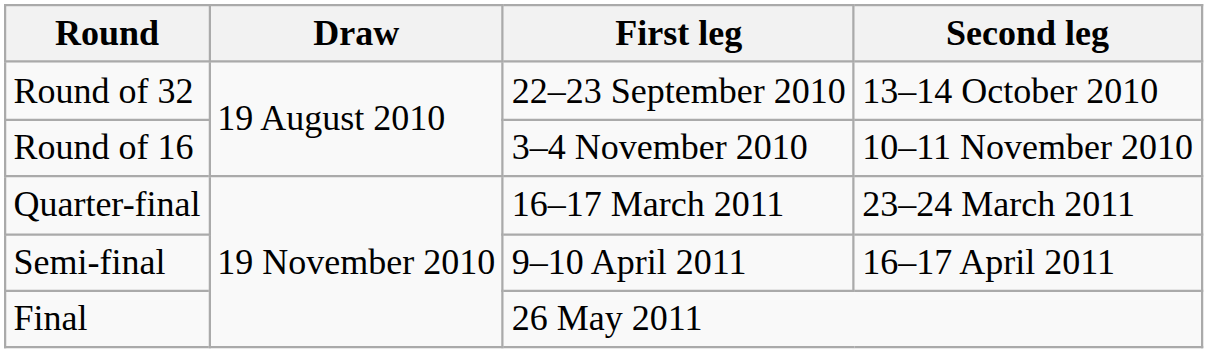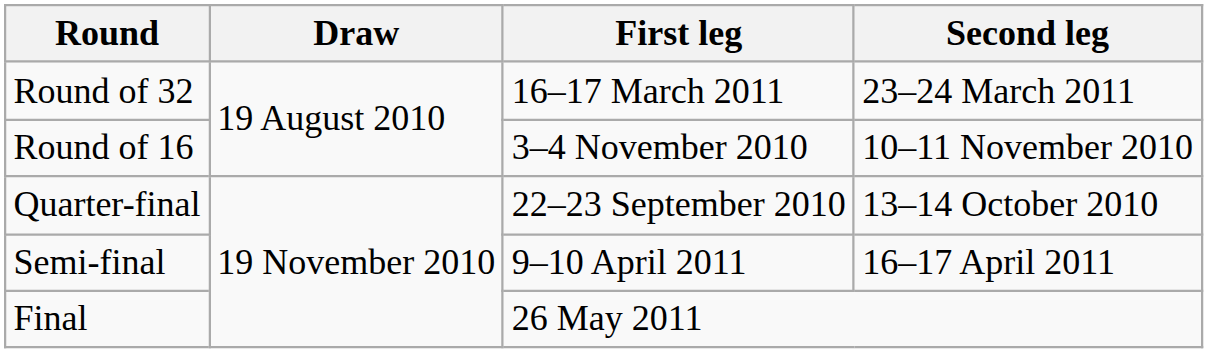(679, 90) 22–23 September 2010 -> (648, 90) 16–17 March 2011
(1010, 90) 13–14 October 2010 -> (999, 90) 23–24 March 2011
(648, 204) 16–17 March 2011 -> (679, 204) 22–23 September 2010
(999, 204) 23–24 March 2011 -> (1010, 204) 13–14 October 2010
